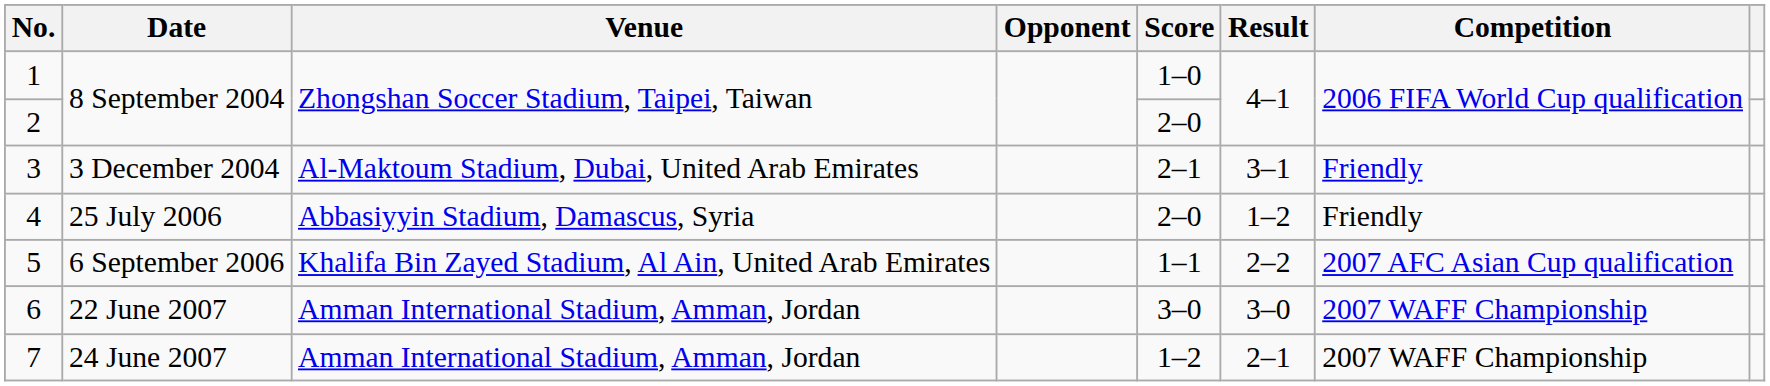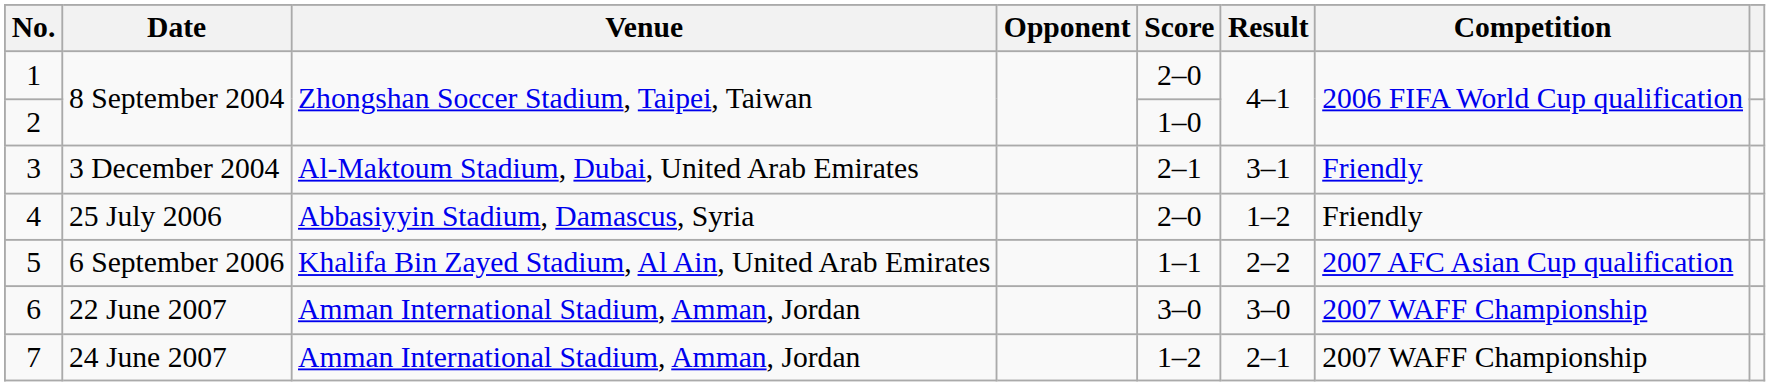(1179, 74) 1–0 -> (1179, 74) 2–0
(1179, 121) 2–0 -> (1179, 121) 1–0
